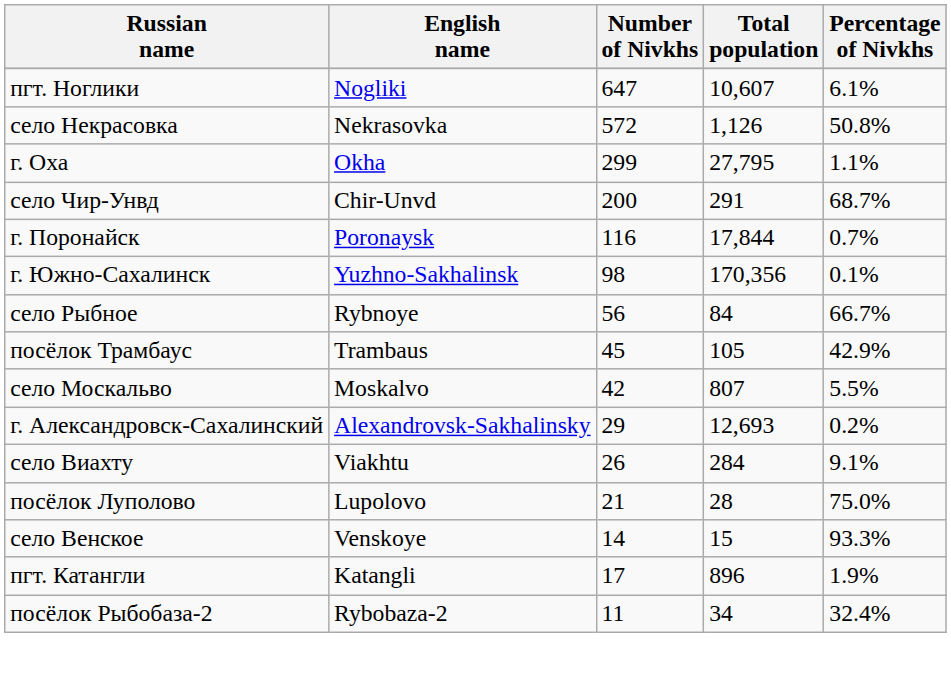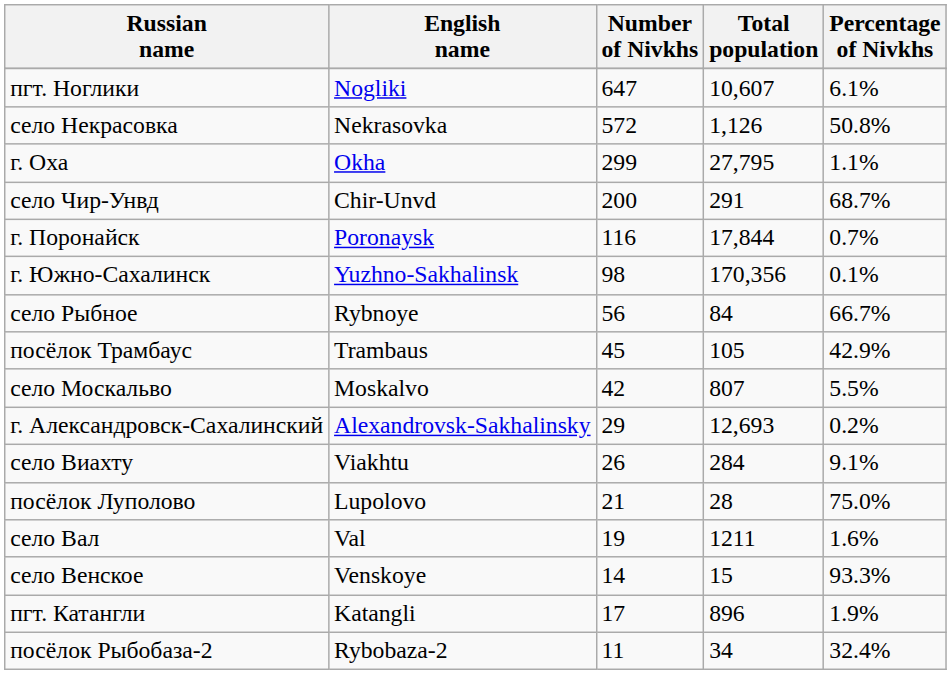+ row: (55, 538)
